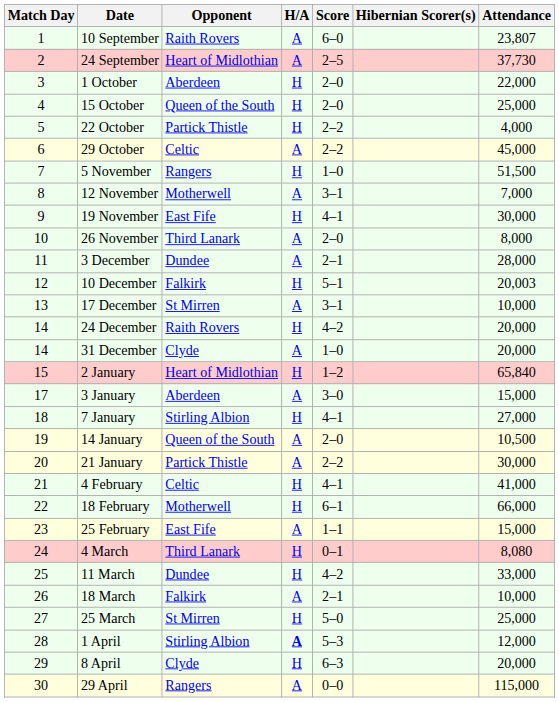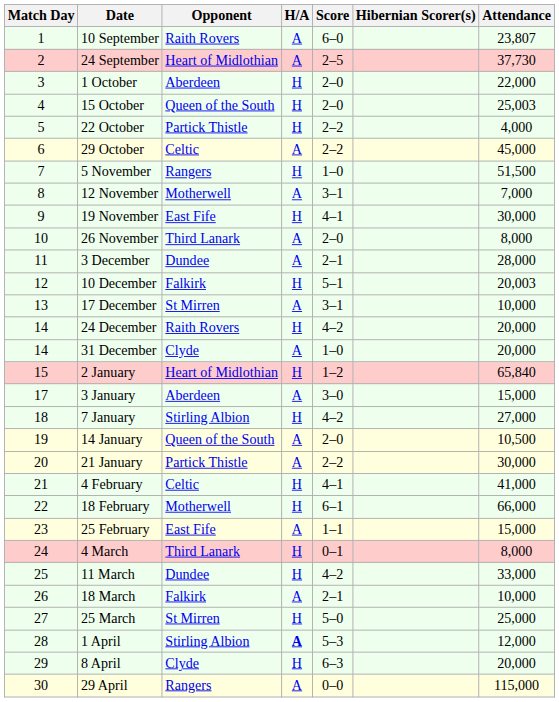(517, 104) 25,000 -> (517, 104) 25,003
(333, 417) 4–1 -> (333, 417) 4–2
(517, 551) 8,080 -> (517, 551) 8,000
